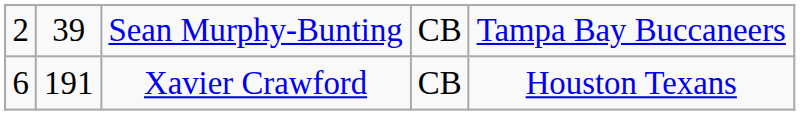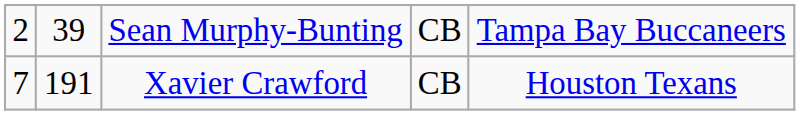(21, 82) 6 -> (21, 82) 7
